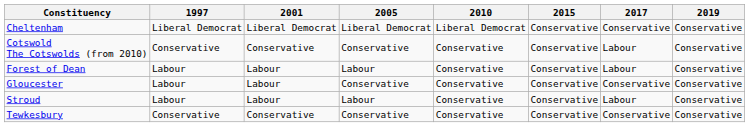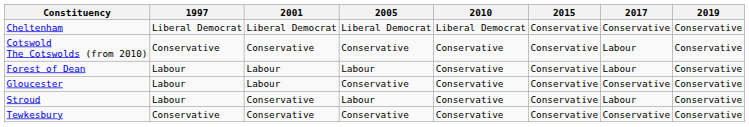(263, 99) Labour -> (280, 99) Conservative
